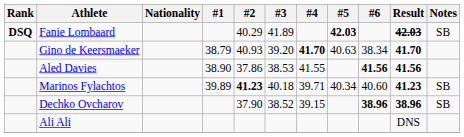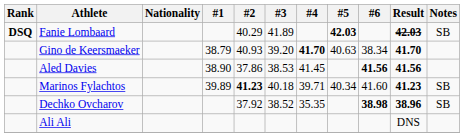(312, 68) 41.55 -> (312, 68) 41.45
(374, 86) 40.60 -> (374, 86) 41.60
(250, 104) 37.90 -> (250, 104) 37.92
(312, 104) 39.15 -> (312, 104) 35.35
(374, 104) 38.96 -> (374, 104) 38.98
